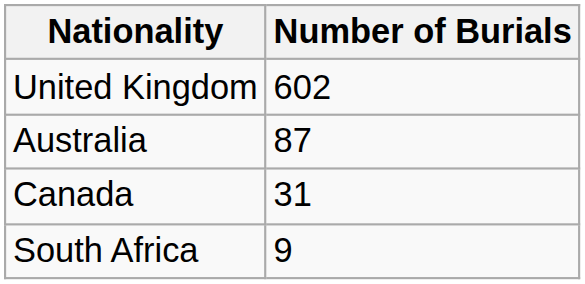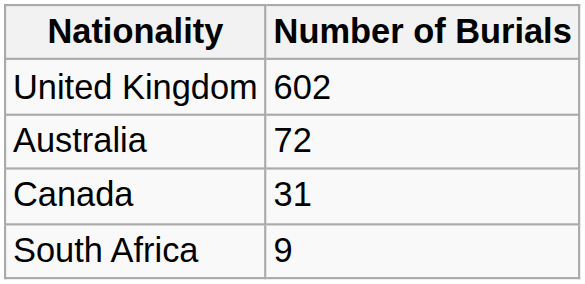(293, 140) 87 -> (293, 140) 72
